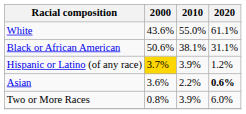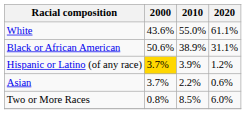(192, 48) 38.1% -> (192, 48) 38.9%
(158, 82) 3.6% -> (158, 82) 3.7%
(223, 82) bold -> (222, 82) normal
(190, 100) 3.9% -> (190, 100) 8.5%
